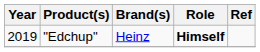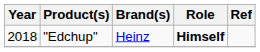(22, 36) 2019 -> (22, 36) 2018
